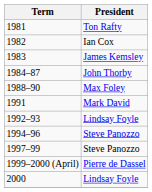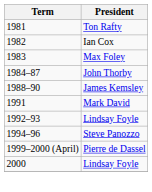(113, 57) James Kemsley -> (104, 57) Max Foley
(104, 88) Max Foley -> (113, 88) James Kemsley
- row: (23, 149)
